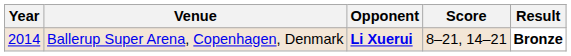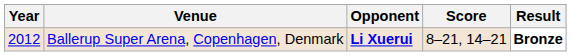(24, 39) 2014 -> (24, 39) 2012
